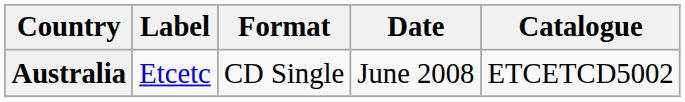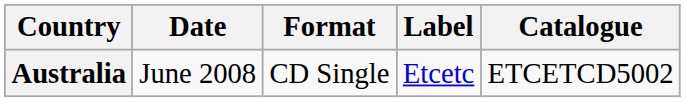columns swapped: (416, 27) <-> (175, 27)
